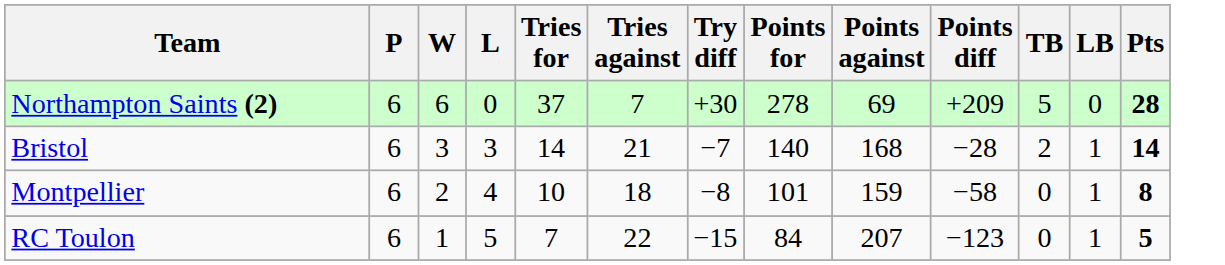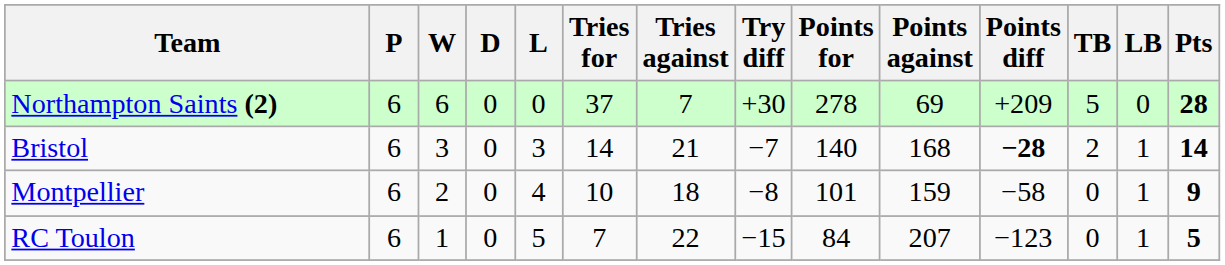+ column: (490, 42)
(975, 147) normal -> (1023, 147) bold
(1145, 192) 8 -> (1194, 192) 9
